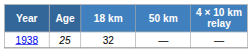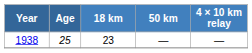(108, 40) 32 -> (108, 40) 23
